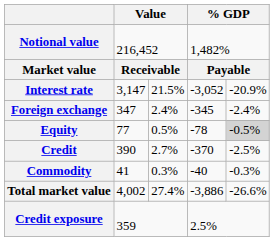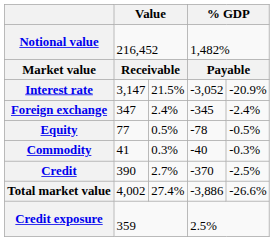(245, 130) lightgrey background -> (245, 130) no background
rows swapped: (59, 171) <-> (59, 150)
